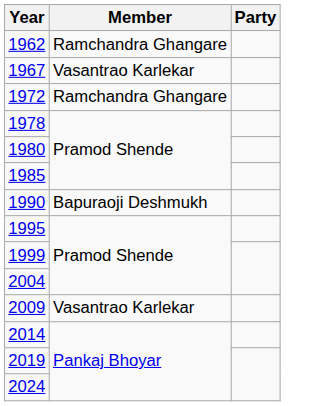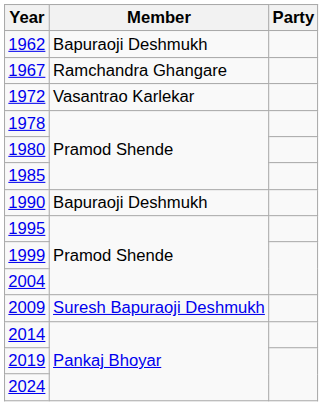(140, 44) Ramchandra Ghangare -> (130, 44) Bapuraoji Deshmukh
(124, 70) Vasantrao Karlekar -> (140, 70) Ramchandra Ghangare
(140, 96) Ramchandra Ghangare -> (124, 96) Vasantrao Karlekar
(124, 307) Vasantrao Karlekar -> (159, 307) Suresh Bapuraoji Deshmukh
